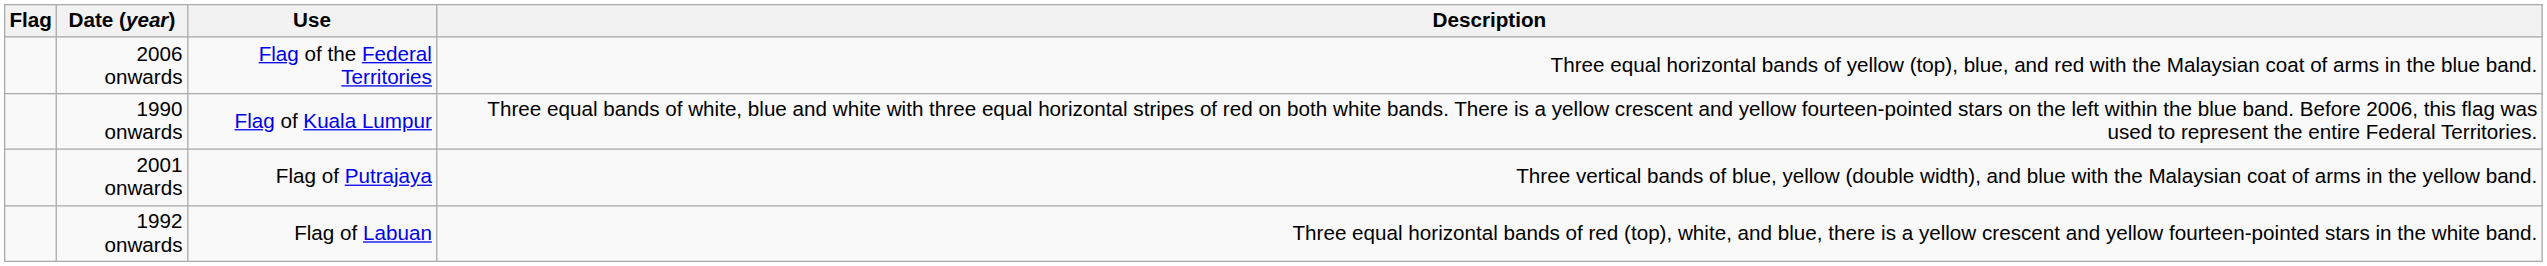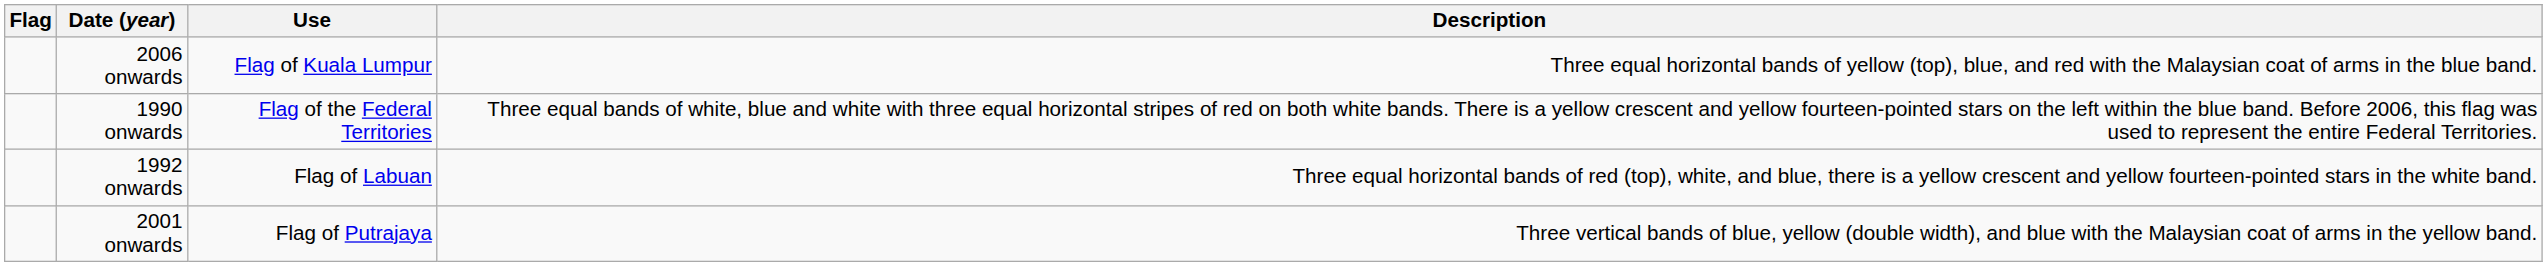(345, 65) Flag of the Federal Territories -> (333, 65) Flag of Kuala Lumpur
(333, 121) Flag of Kuala Lumpur -> (345, 121) Flag of the Federal Territories
rows swapped: (143, 233) <-> (143, 177)
